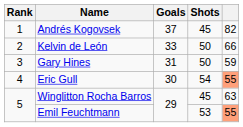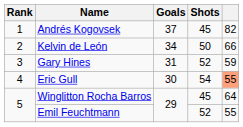(171, 46) 33 -> (171, 46) 34
(205, 63) 50 -> (205, 63) 52
(230, 96) 63 -> (230, 96) 64
(205, 113) 53 -> (205, 113) 52
(230, 113) lightsalmon background -> (230, 113) no background
